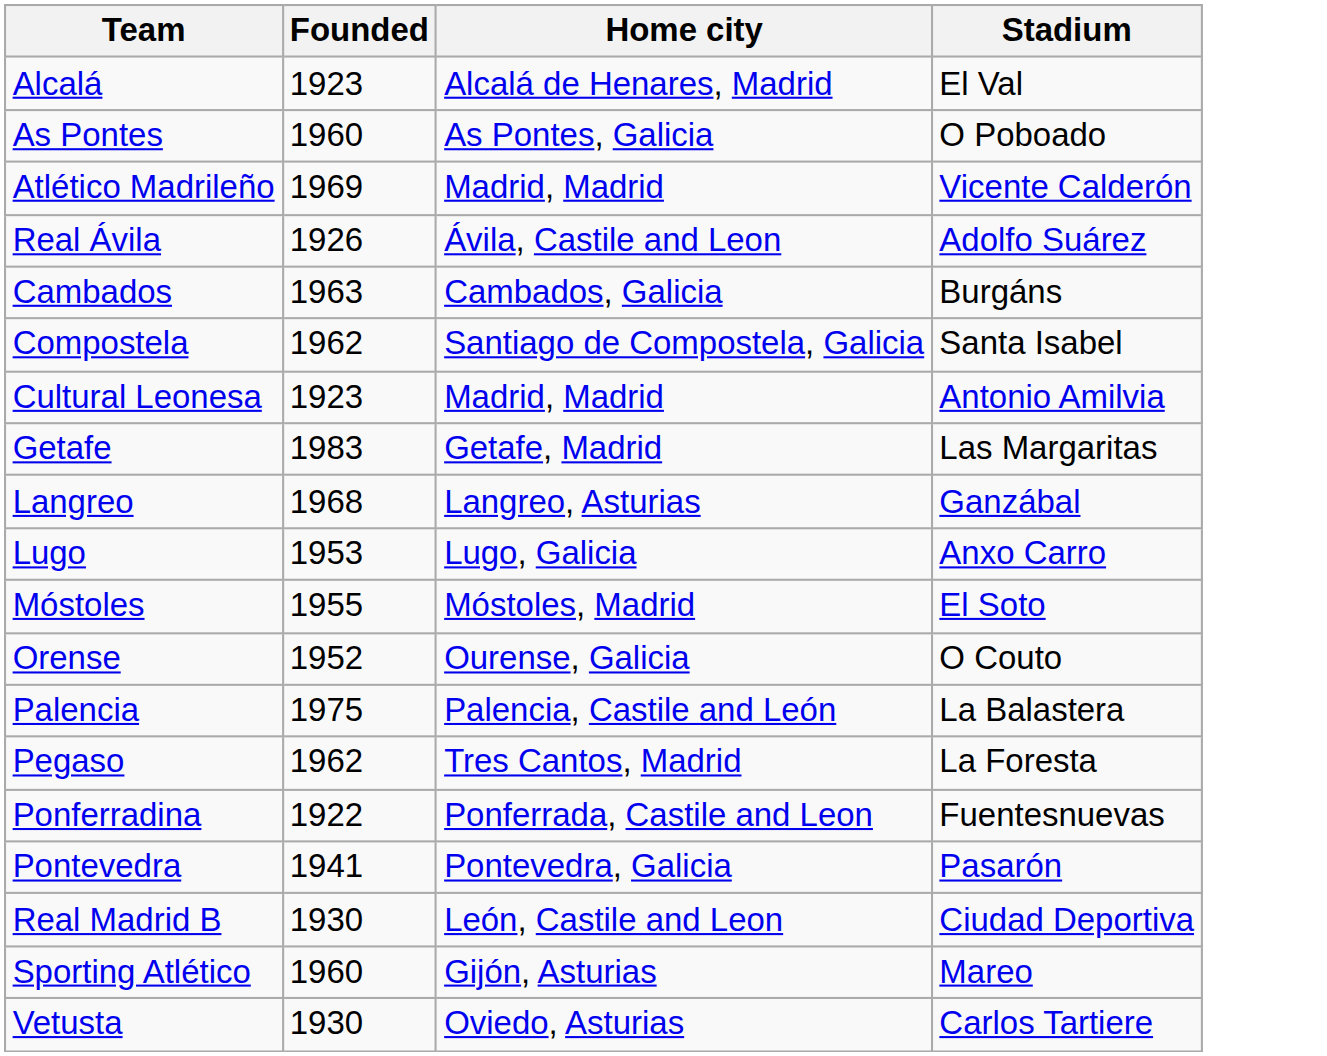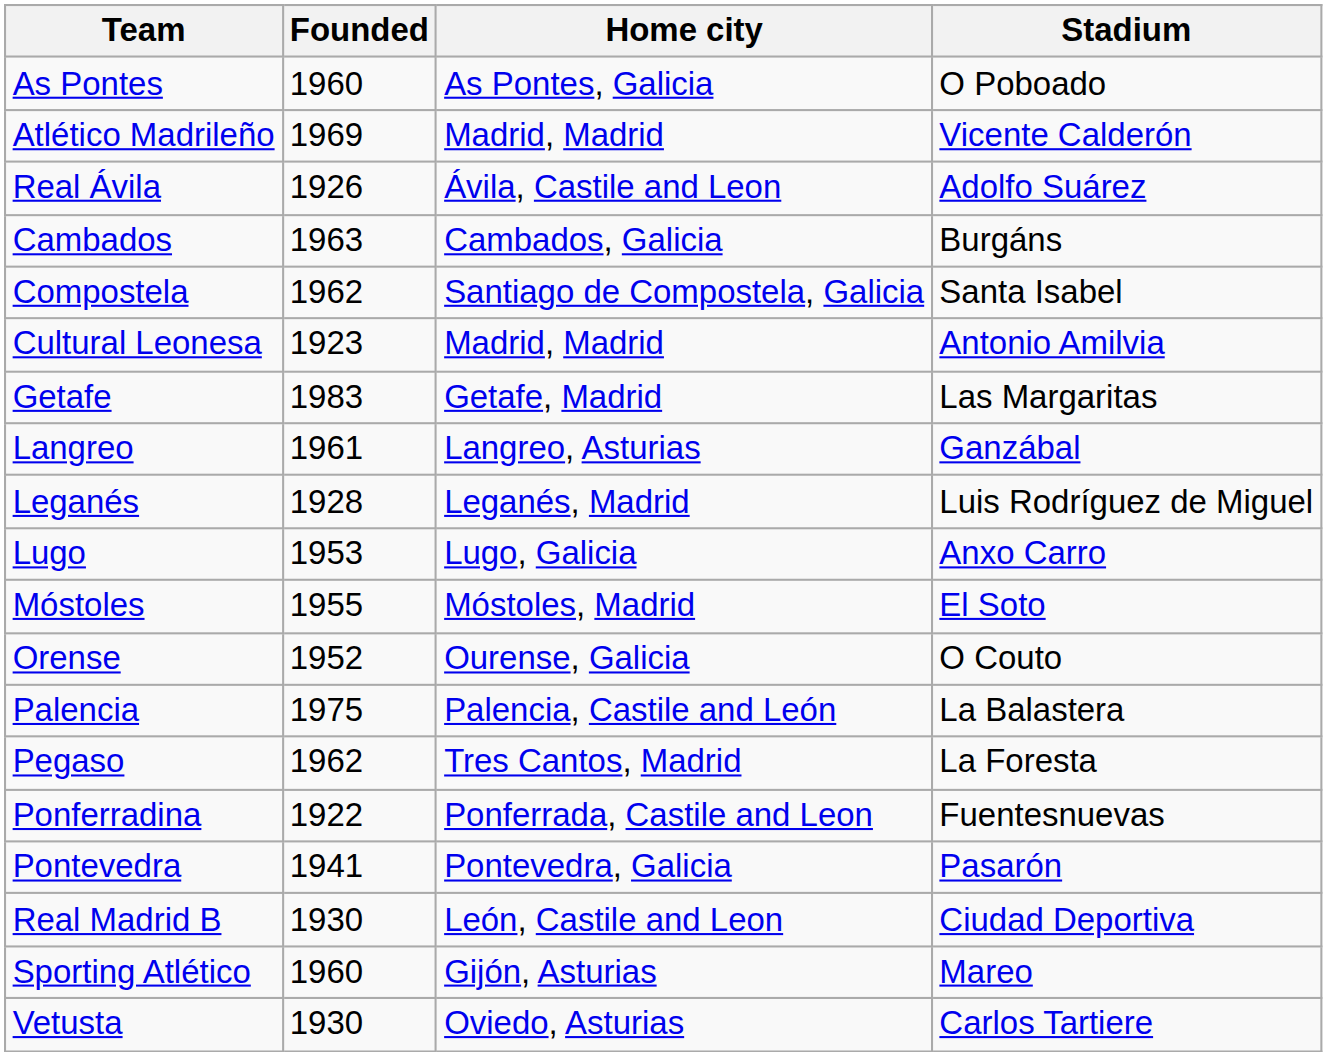- row: (58, 82)
(326, 501) 1968 -> (326, 448) 1961
+ row: (76, 501)
